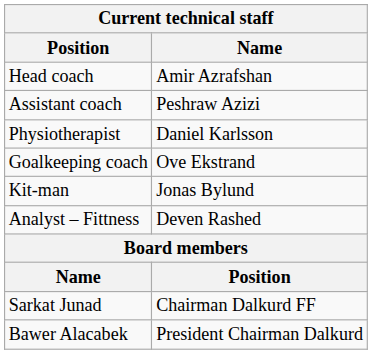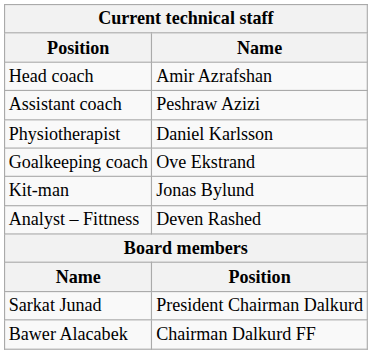(236, 305) Chairman Dalkurd FF -> (260, 305) President Chairman Dalkurd
(260, 334) President Chairman Dalkurd -> (236, 334) Chairman Dalkurd FF
